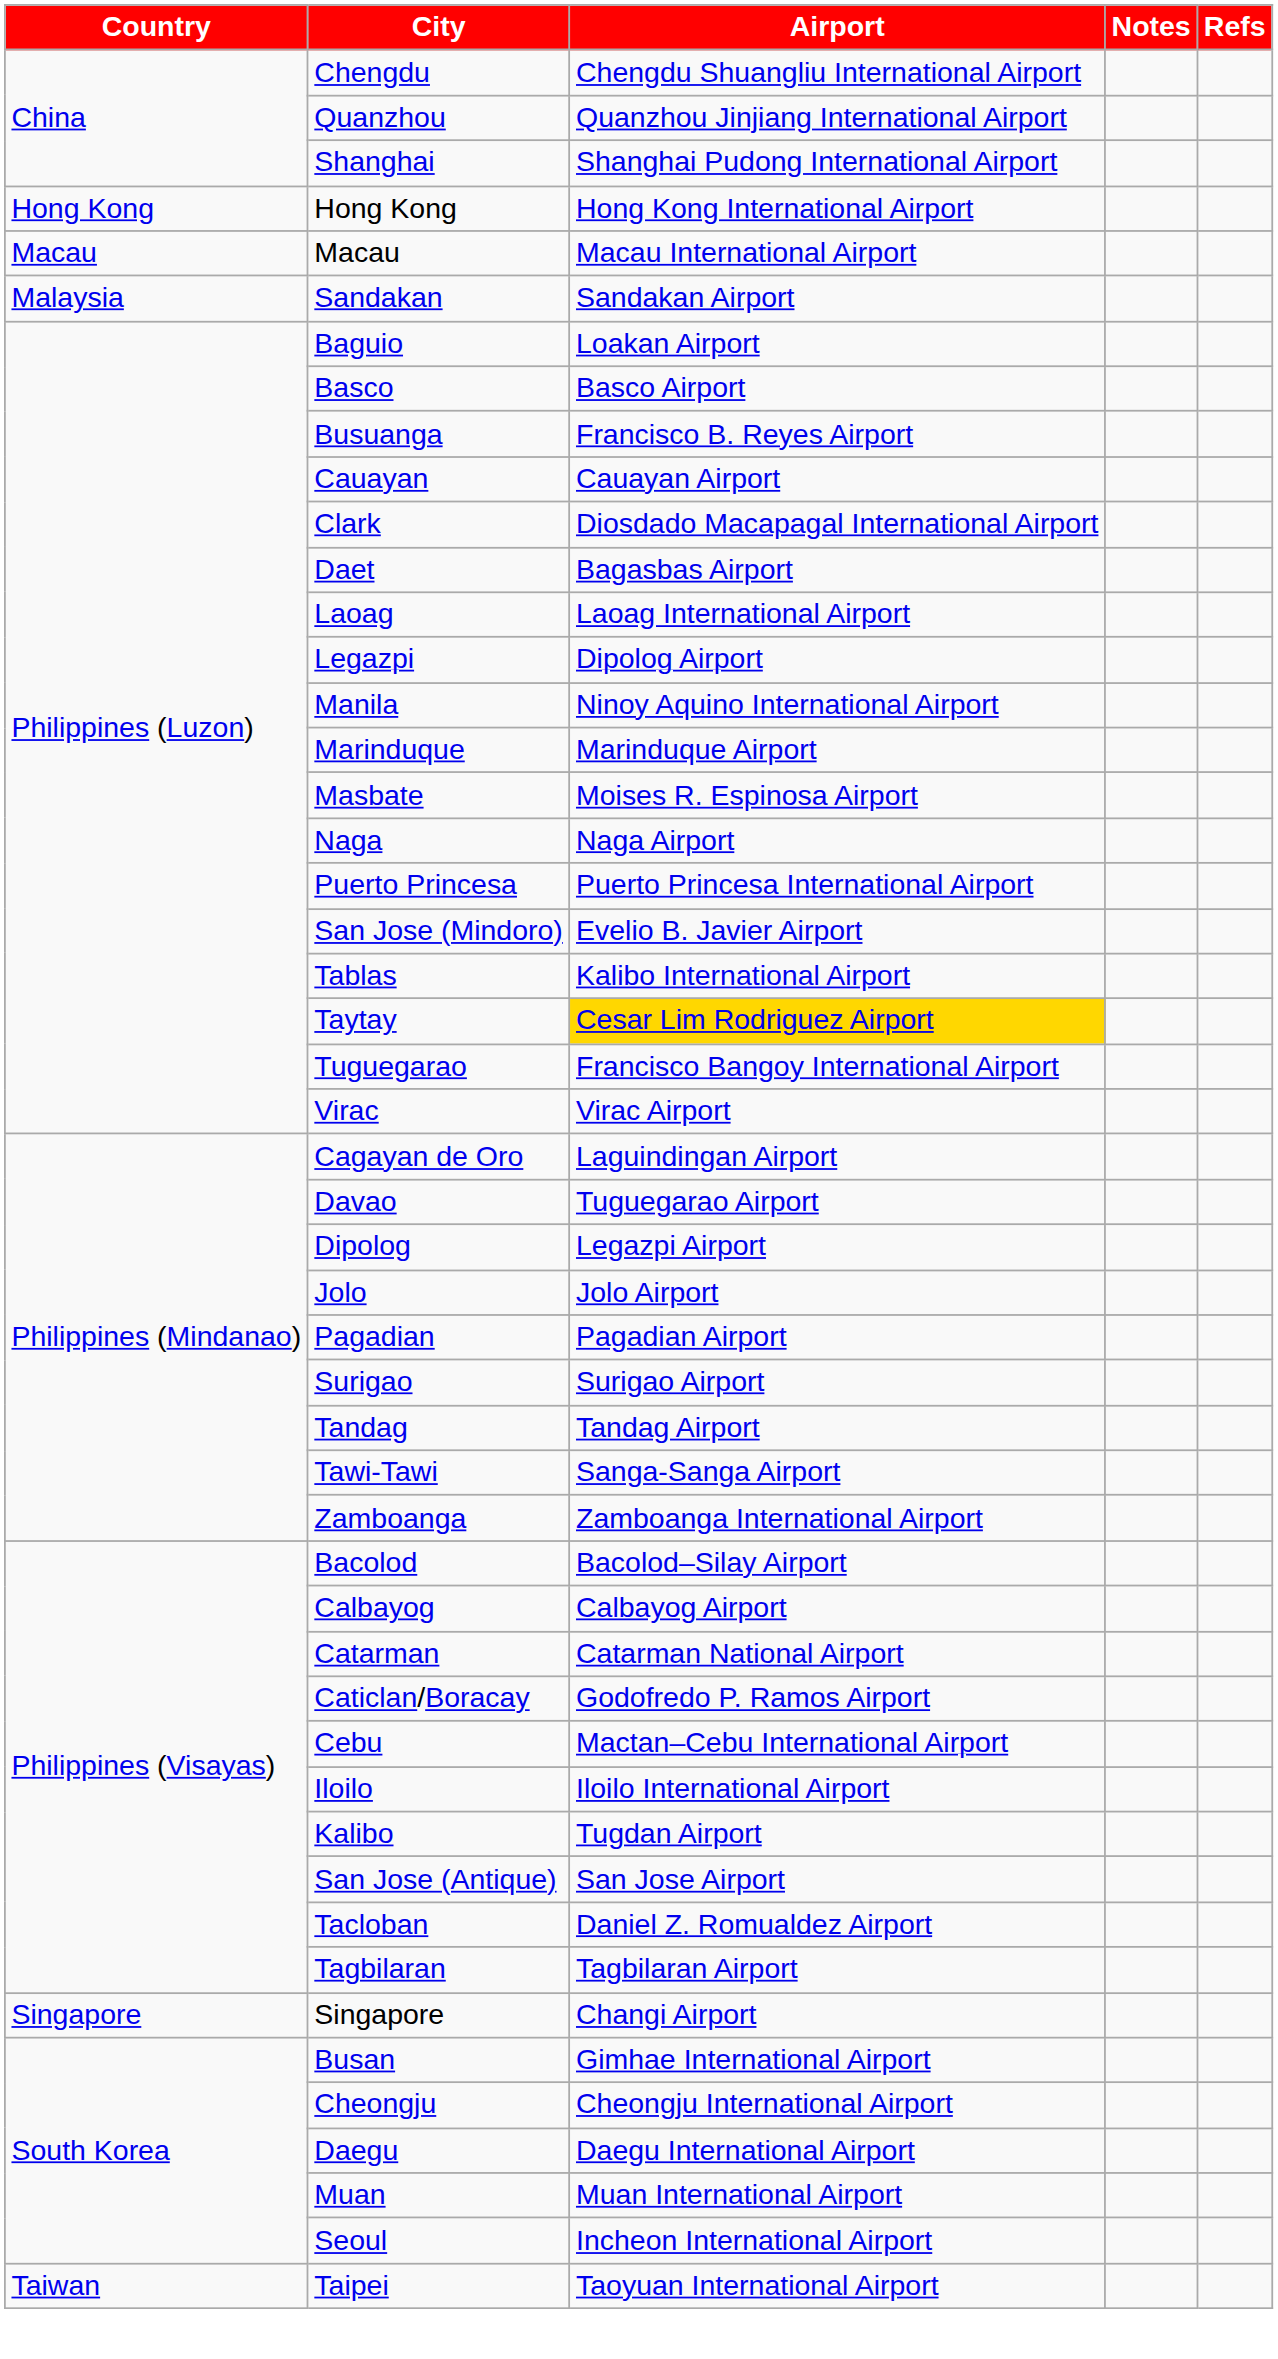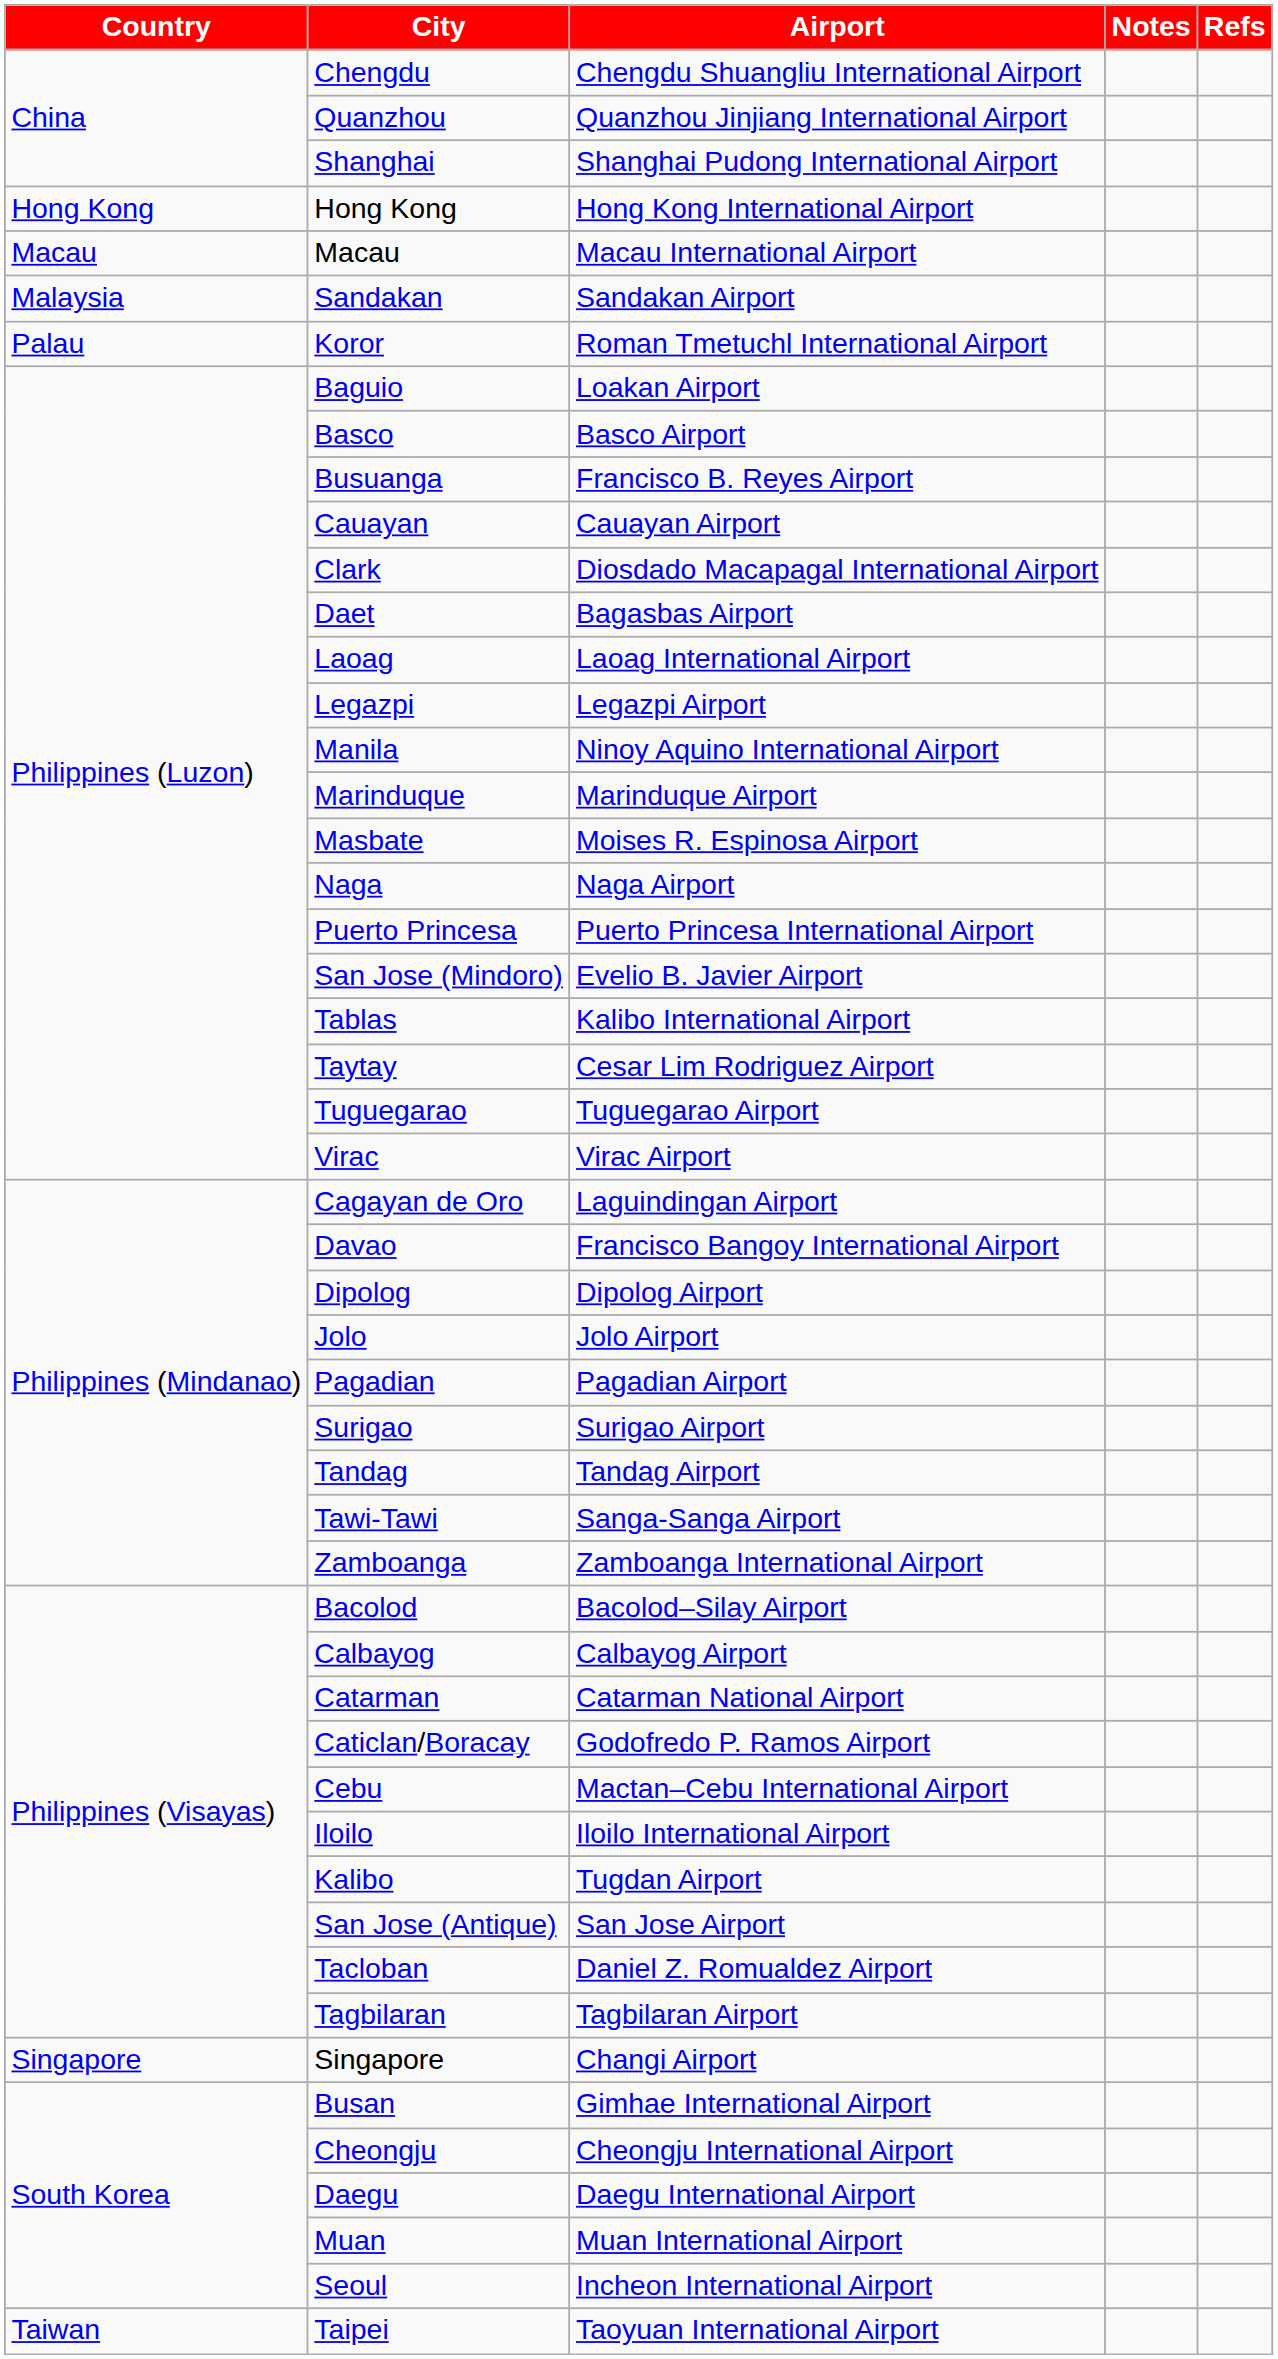+ row: (349, 343)
(669, 659) Dipolog Airport -> (671, 704) Legazpi Airport
(755, 1020) gold background -> (755, 1065) no background
(817, 1065) Francisco Bangoy International Airport -> (697, 1111) Tuguegarao Airport
(697, 1201) Tuguegarao Airport -> (817, 1246) Francisco Bangoy International Airport
(671, 1246) Legazpi Airport -> (669, 1291) Dipolog Airport
